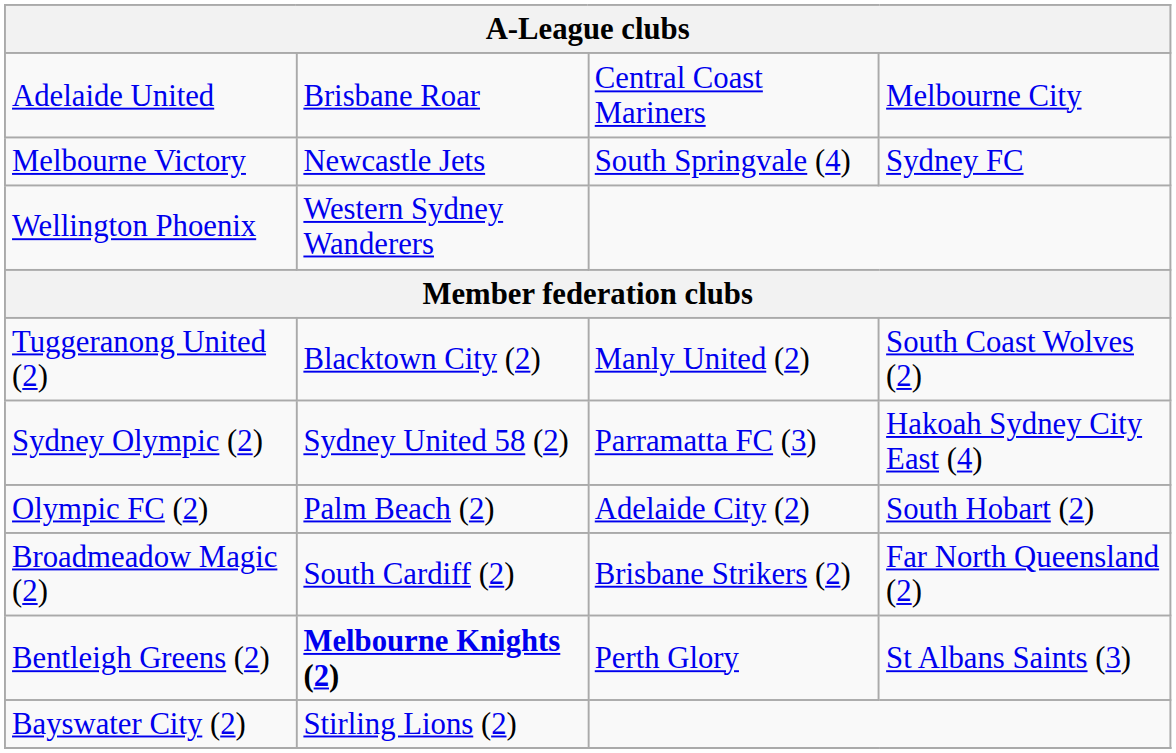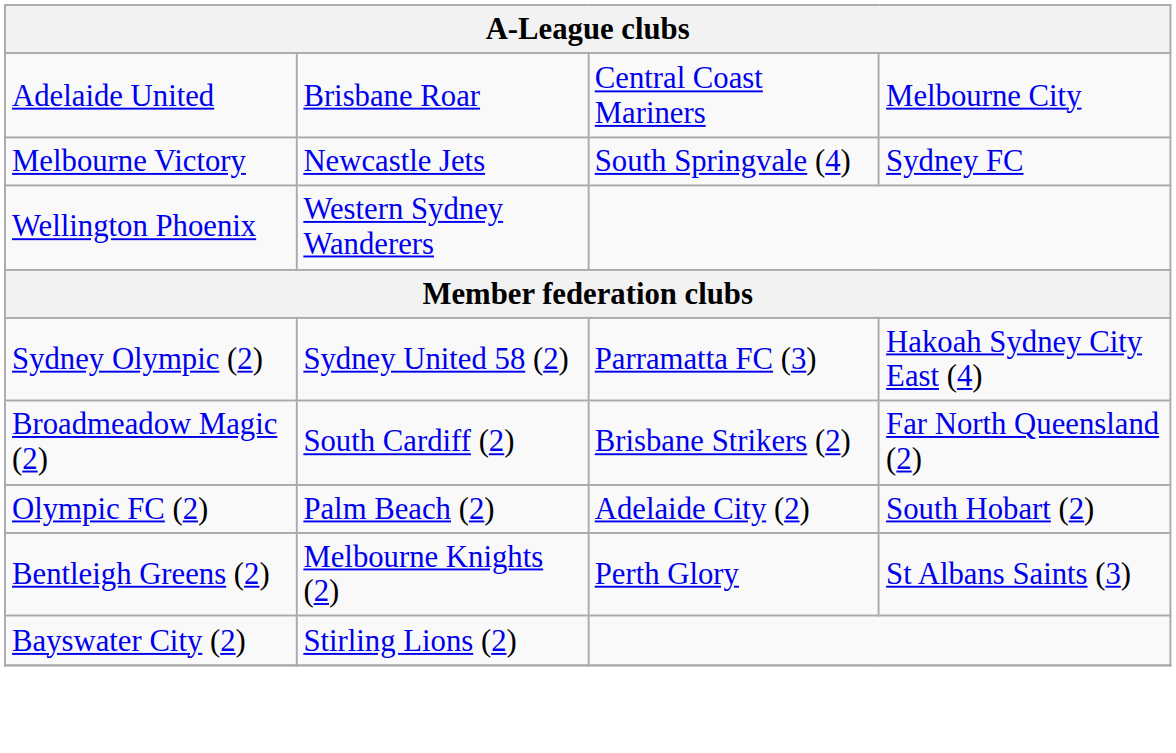- row: (139, 358)
rows swapped: (145, 574) <-> (110, 508)
(432, 657) bold -> (423, 574) normal
